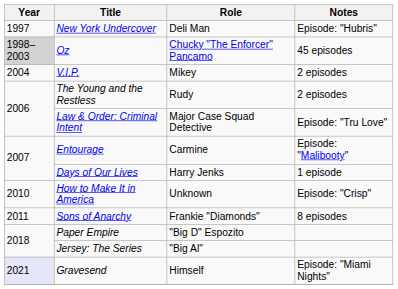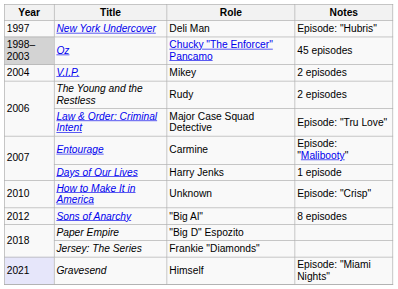(18, 216) 2011 -> (18, 216) 2012
(215, 216) Frankie "Diamonds" -> (186, 216) "Big Al"
(186, 248) "Big Al" -> (215, 248) Frankie "Diamonds"
